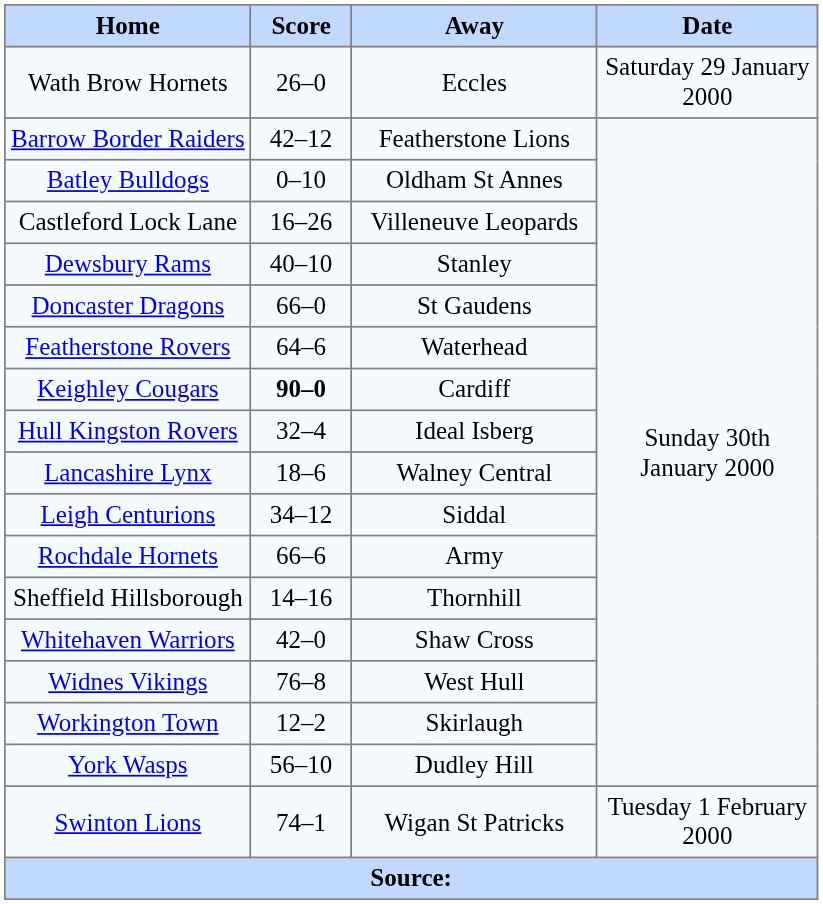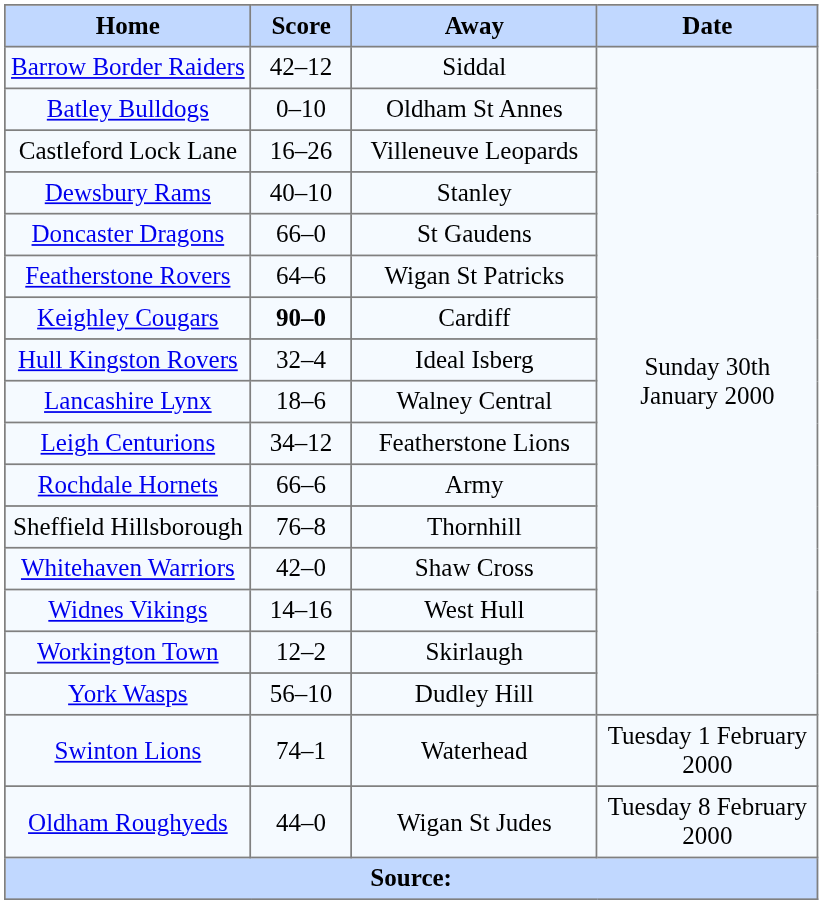- row: (128, 81)
(474, 138) Featherstone Lions -> (474, 67) Siddal
(474, 347) Waterhead -> (474, 275) Wigan St Patricks
(474, 514) Siddal -> (474, 442) Featherstone Lions
(301, 597) 14–16 -> (301, 526) 76–8
(301, 681) 76–8 -> (301, 610) 14–16
(474, 821) Wigan St Patricks -> (474, 750) Waterhead
+ row: (128, 821)
